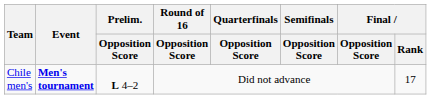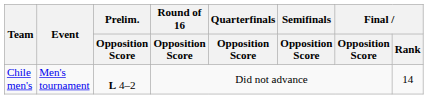(66, 79) bold -> (64, 79) normal
(410, 79) 17 -> (408, 79) 14
